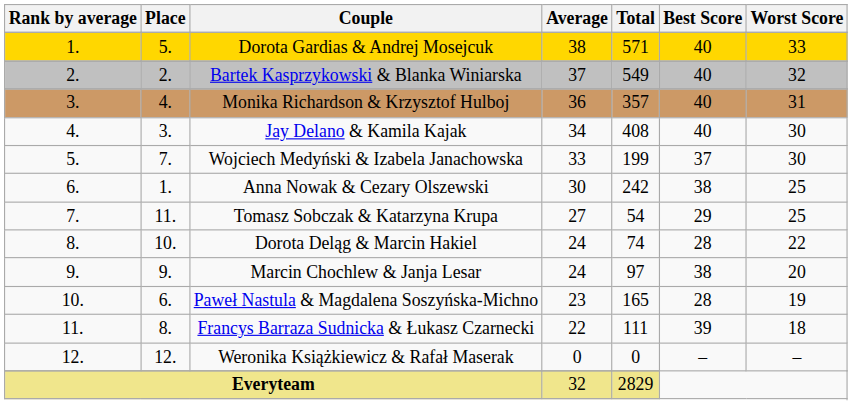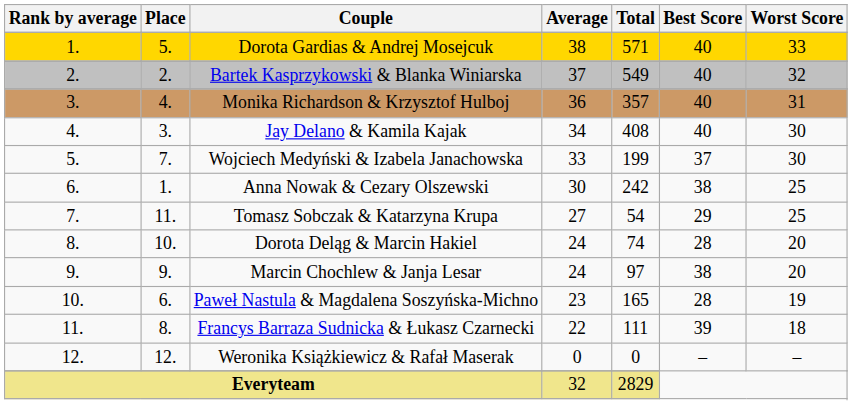(797, 243) 22 -> (797, 243) 20
